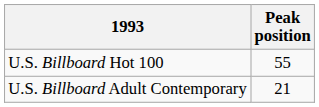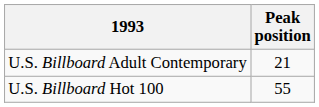rows swapped: (128, 89) <-> (86, 62)
